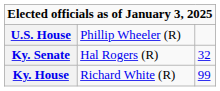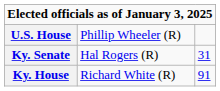(204, 55) 32 -> (204, 55) 31
(204, 75) 99 -> (204, 75) 91
